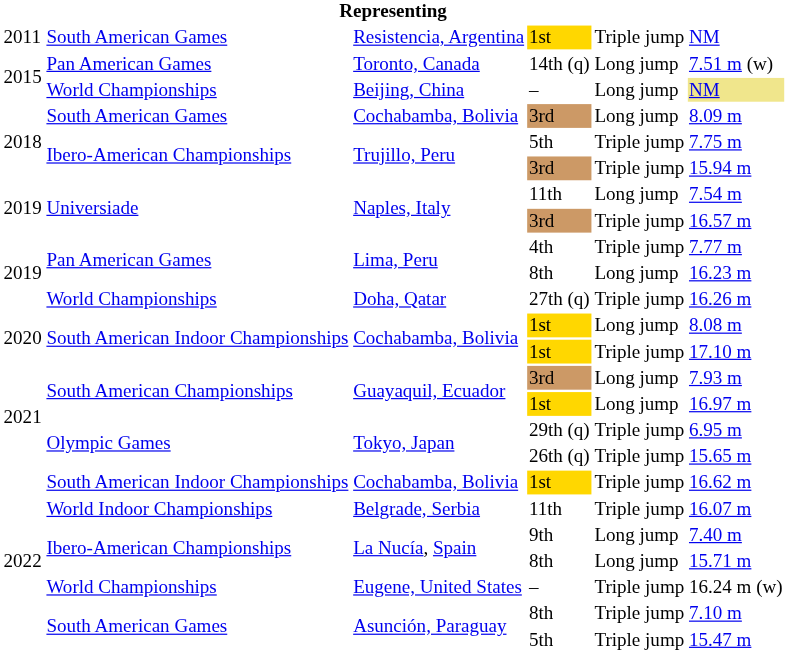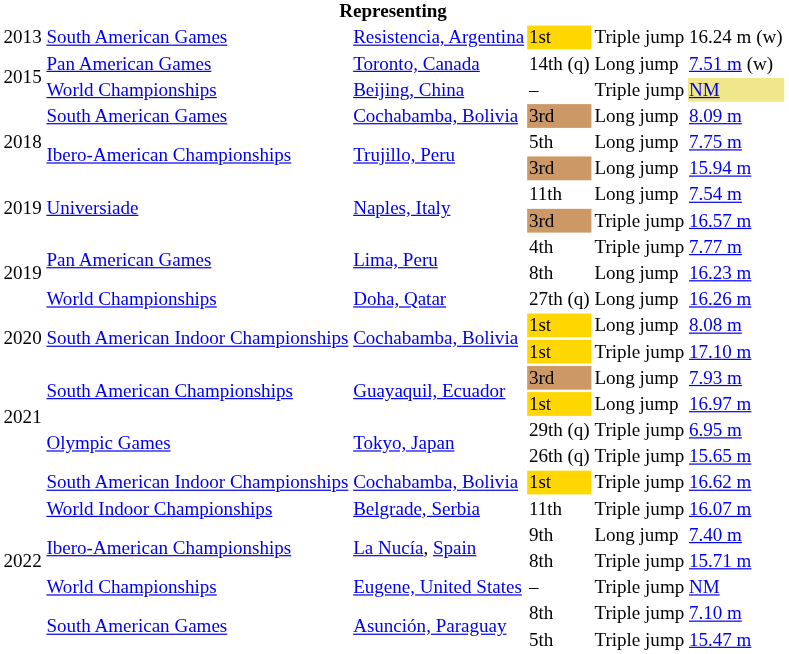(22, 37) 2011 -> (23, 37) 2013
(704, 37) NM -> (736, 37) 16.24 m (w)
(637, 89) Long jump -> (639, 89) Triple jump
(639, 142) Triple jump -> (637, 142) Long jump
(639, 168) Triple jump -> (637, 168) Long jump
(639, 299) Triple jump -> (637, 299) Long jump
(637, 560) Long jump -> (639, 560) Triple jump
(736, 587) 16.24 m (w) -> (704, 587) NM
